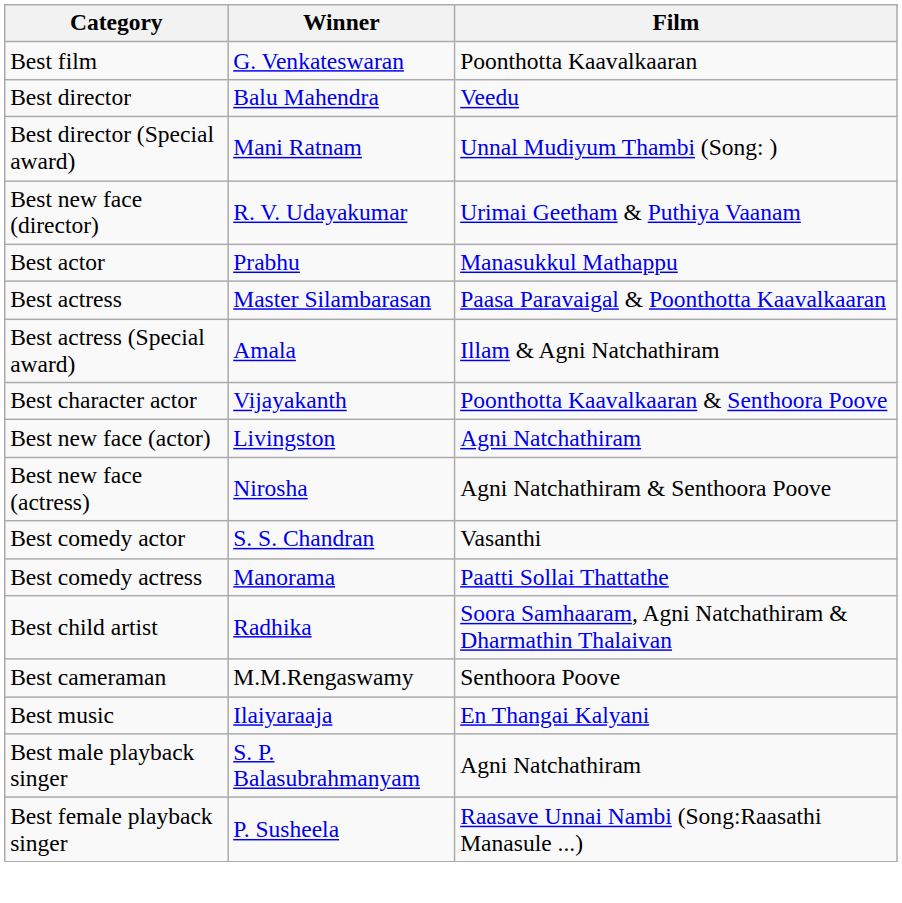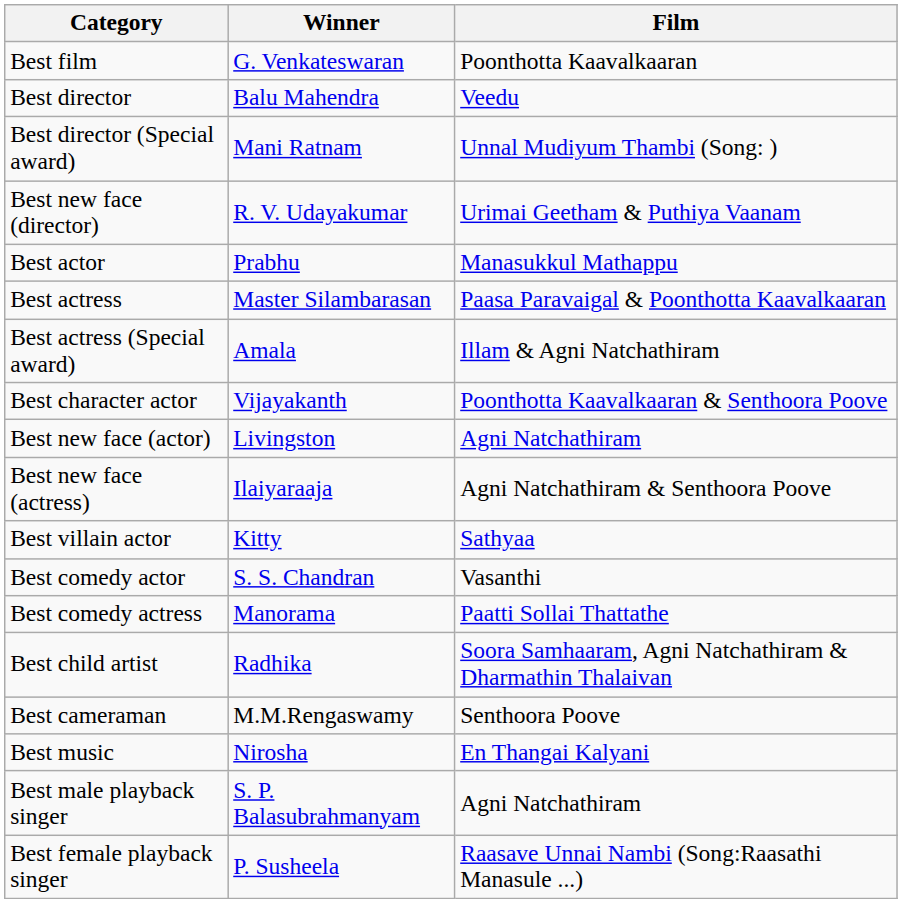(270, 488) Nirosha -> (283, 488) Ilaiyaraaja
+ row: (91, 539)
(283, 714) Ilaiyaraaja -> (270, 752) Nirosha
